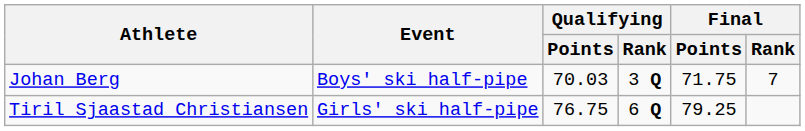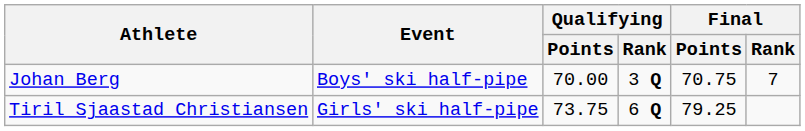(581, 80) 70.03 -> (581, 80) 70.00
(709, 80) 71.75 -> (709, 80) 70.75
(581, 110) 76.75 -> (581, 110) 73.75
